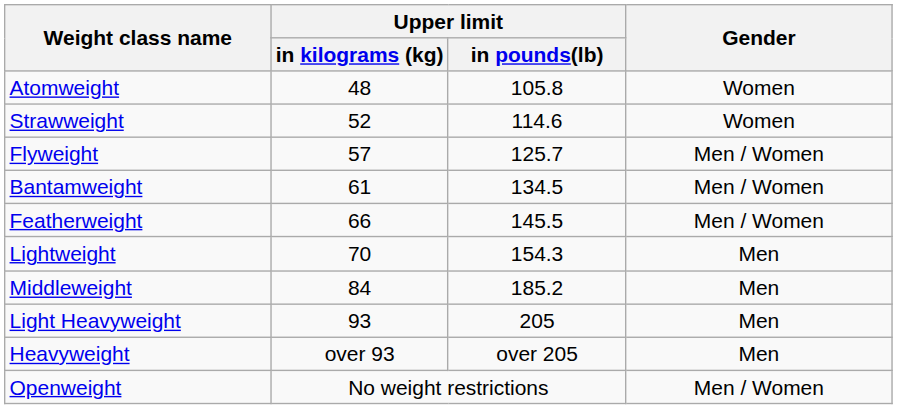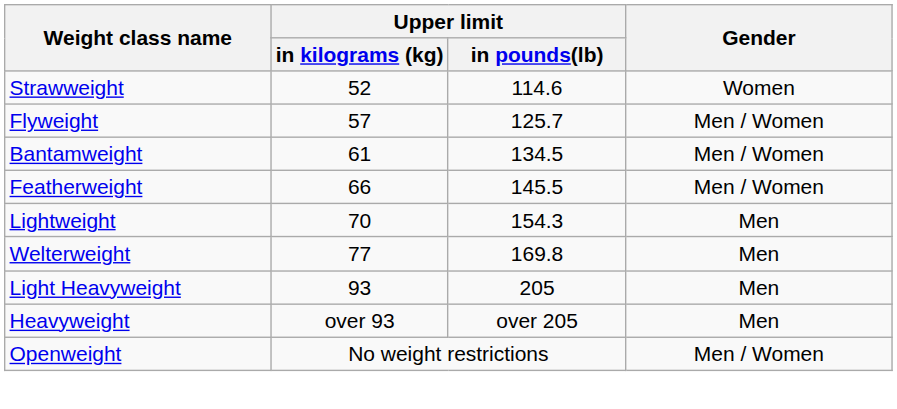- row: (64, 88)
+ row: (70, 254)
- row: (71, 287)
